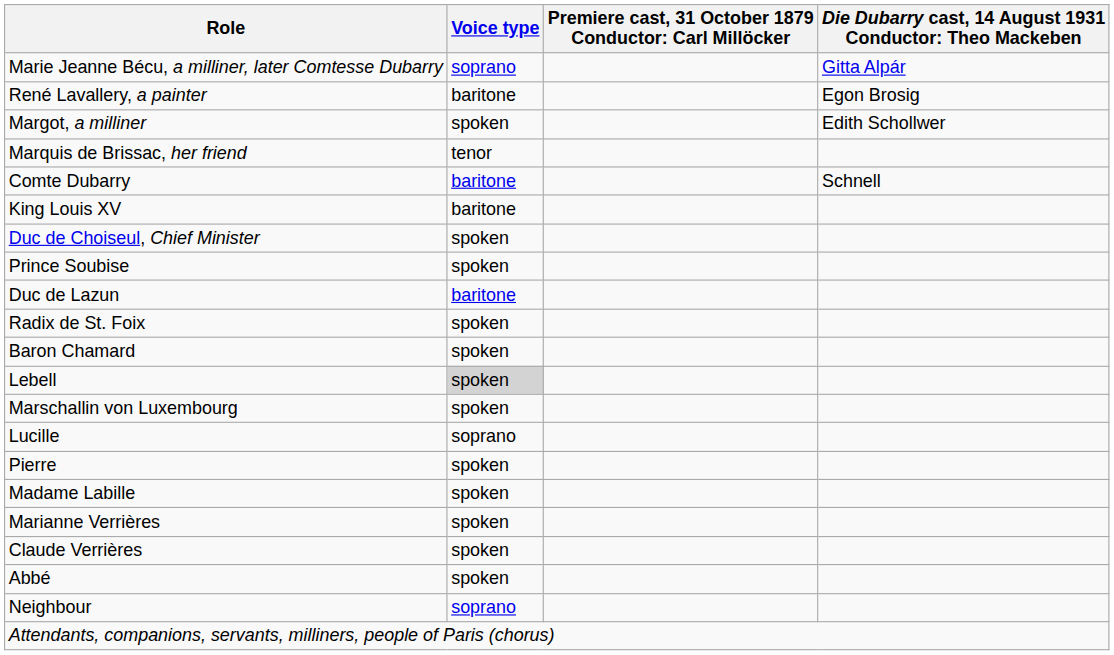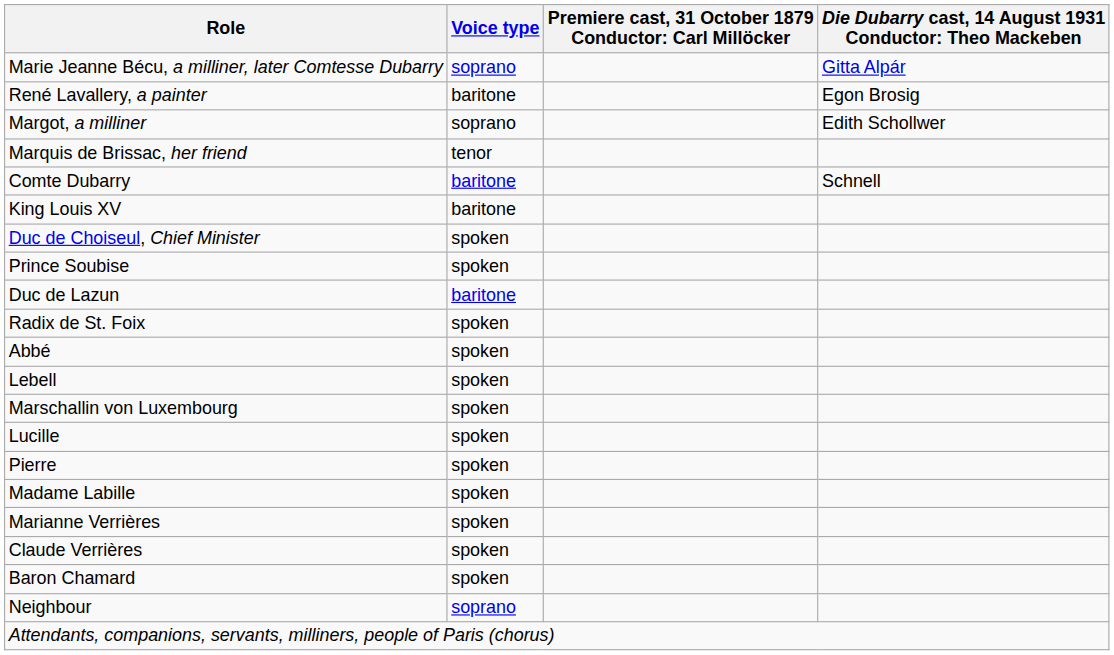(480, 124) spoken -> (484, 124) soprano
rows swapped: (72, 351) <-> (30, 578)
(480, 379) lightgrey background -> (480, 379) no background
(484, 436) soprano -> (480, 436) spoken
